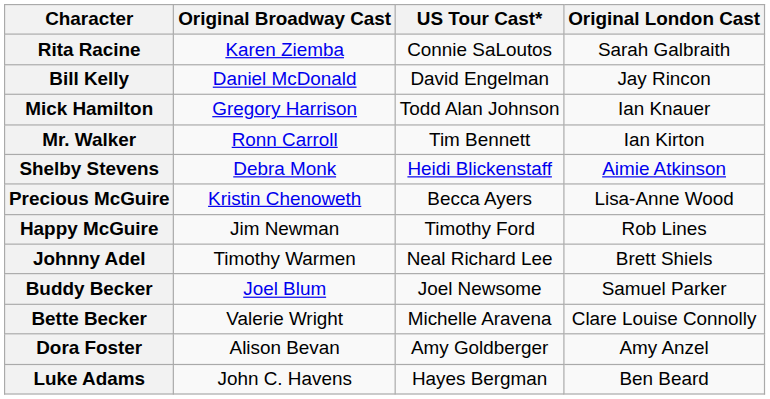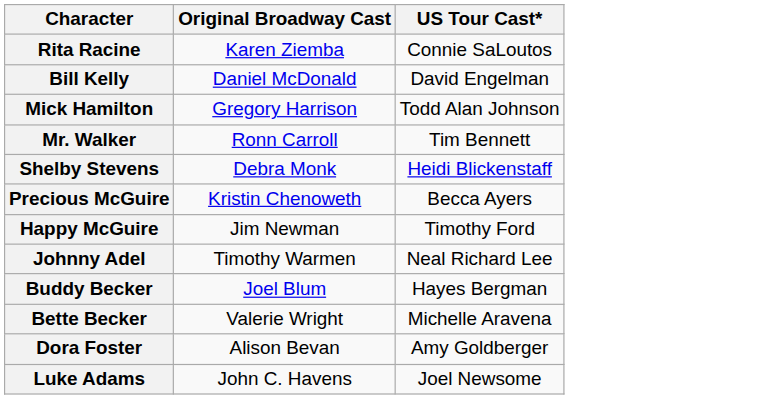- column: (664, 19)
(480, 288) Joel Newsome -> (480, 288) Hayes Bergman
(480, 378) Hayes Bergman -> (480, 378) Joel Newsome
